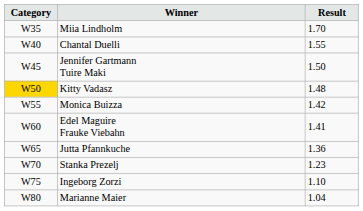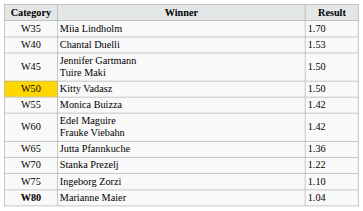(317, 45) 1.55 -> (317, 45) 1.53
(317, 89) 1.48 -> (317, 89) 1.50
(317, 127) 1.41 -> (317, 127) 1.42
(317, 165) 1.23 -> (317, 165) 1.22
(31, 198) normal -> (31, 198) bold
